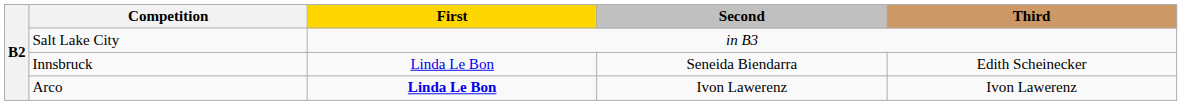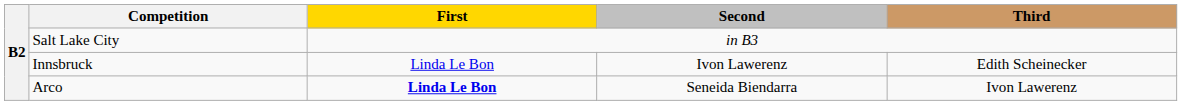(742, 64) Seneida Biendarra -> (742, 64) Ivon Lawerenz
(742, 87) Ivon Lawerenz -> (742, 87) Seneida Biendarra
